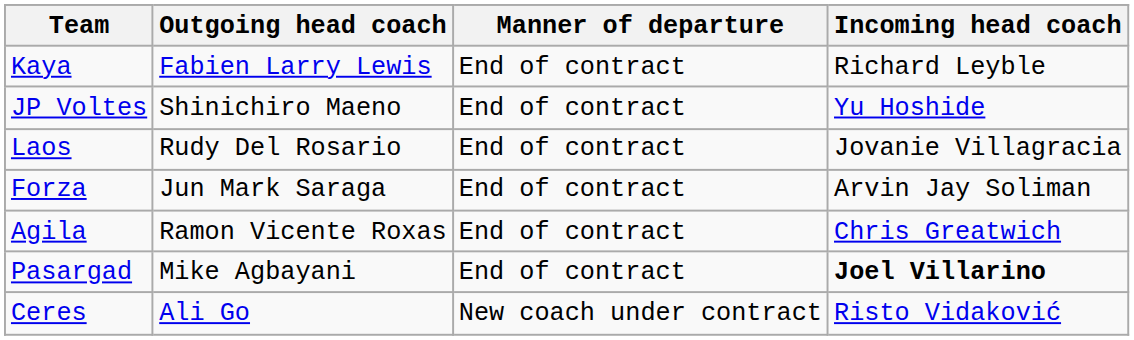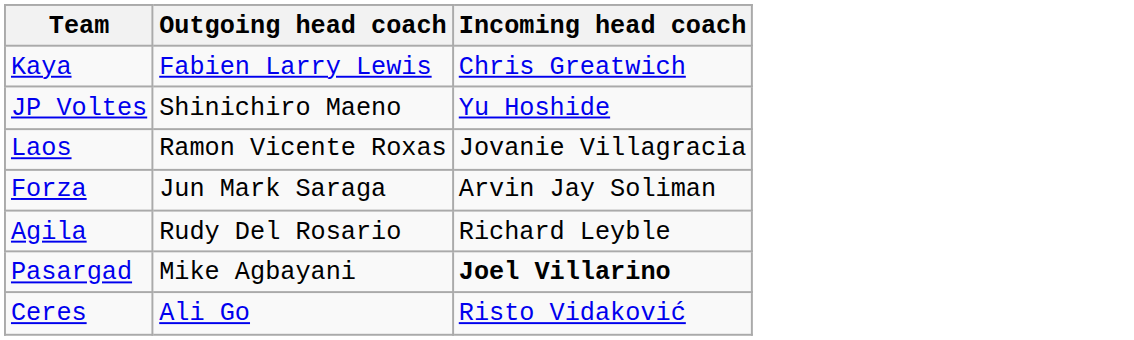- column: (640, 26)
(940, 67) Richard Leyble -> (572, 67) Chris Greatwich
(280, 149) Rudy Del Rosario -> (303, 149) Ramon Vicente Roxas
(303, 231) Ramon Vicente Roxas -> (280, 231) Rudy Del Rosario
(948, 231) Chris Greatwich -> (565, 231) Richard Leyble
